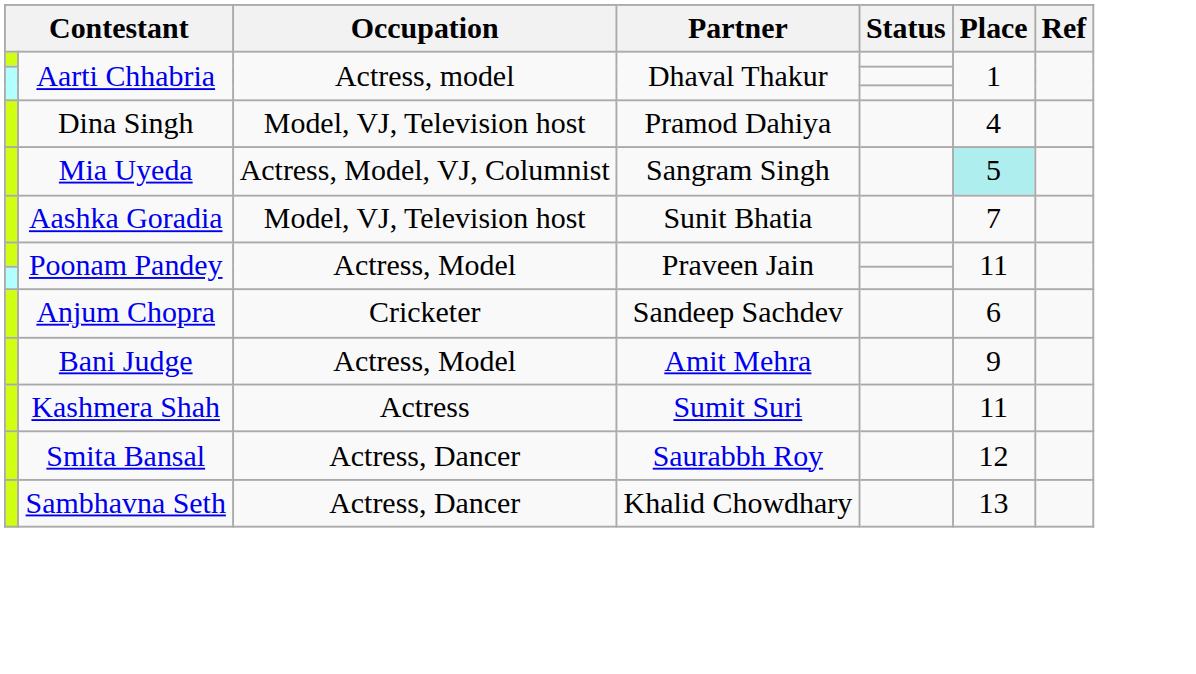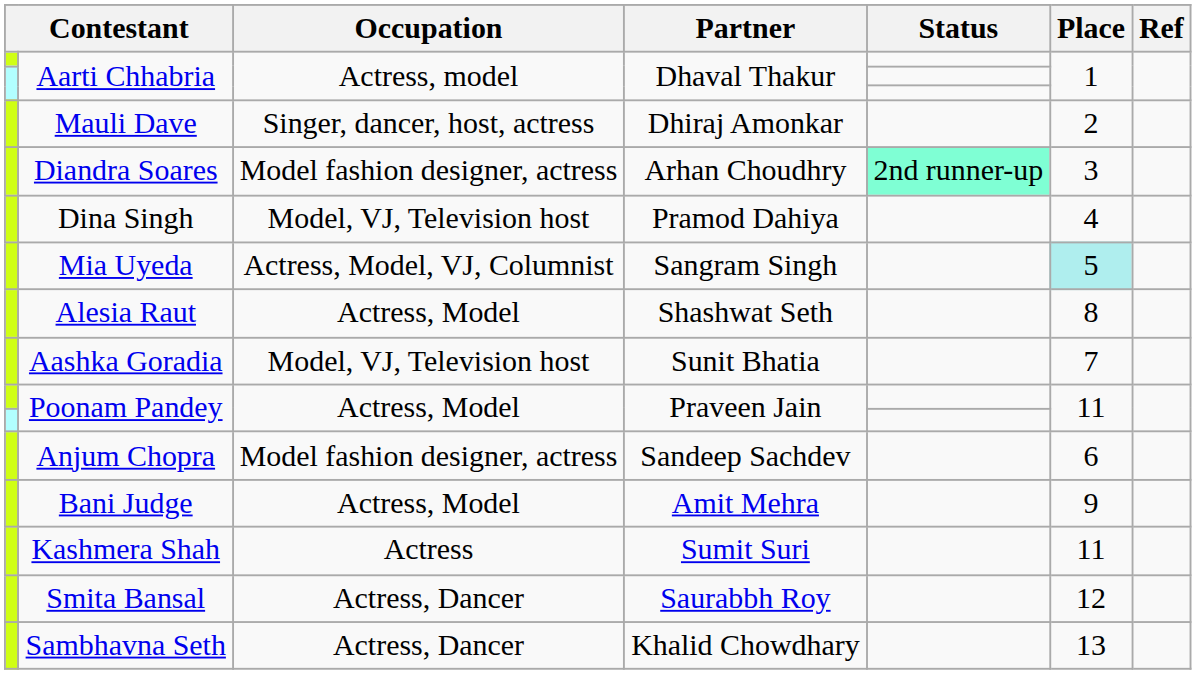+ row: (126, 123)
+ row: (126, 170)
+ row: (126, 312)
(425, 312) Cricketer -> (429, 455) Model fashion designer, actress
